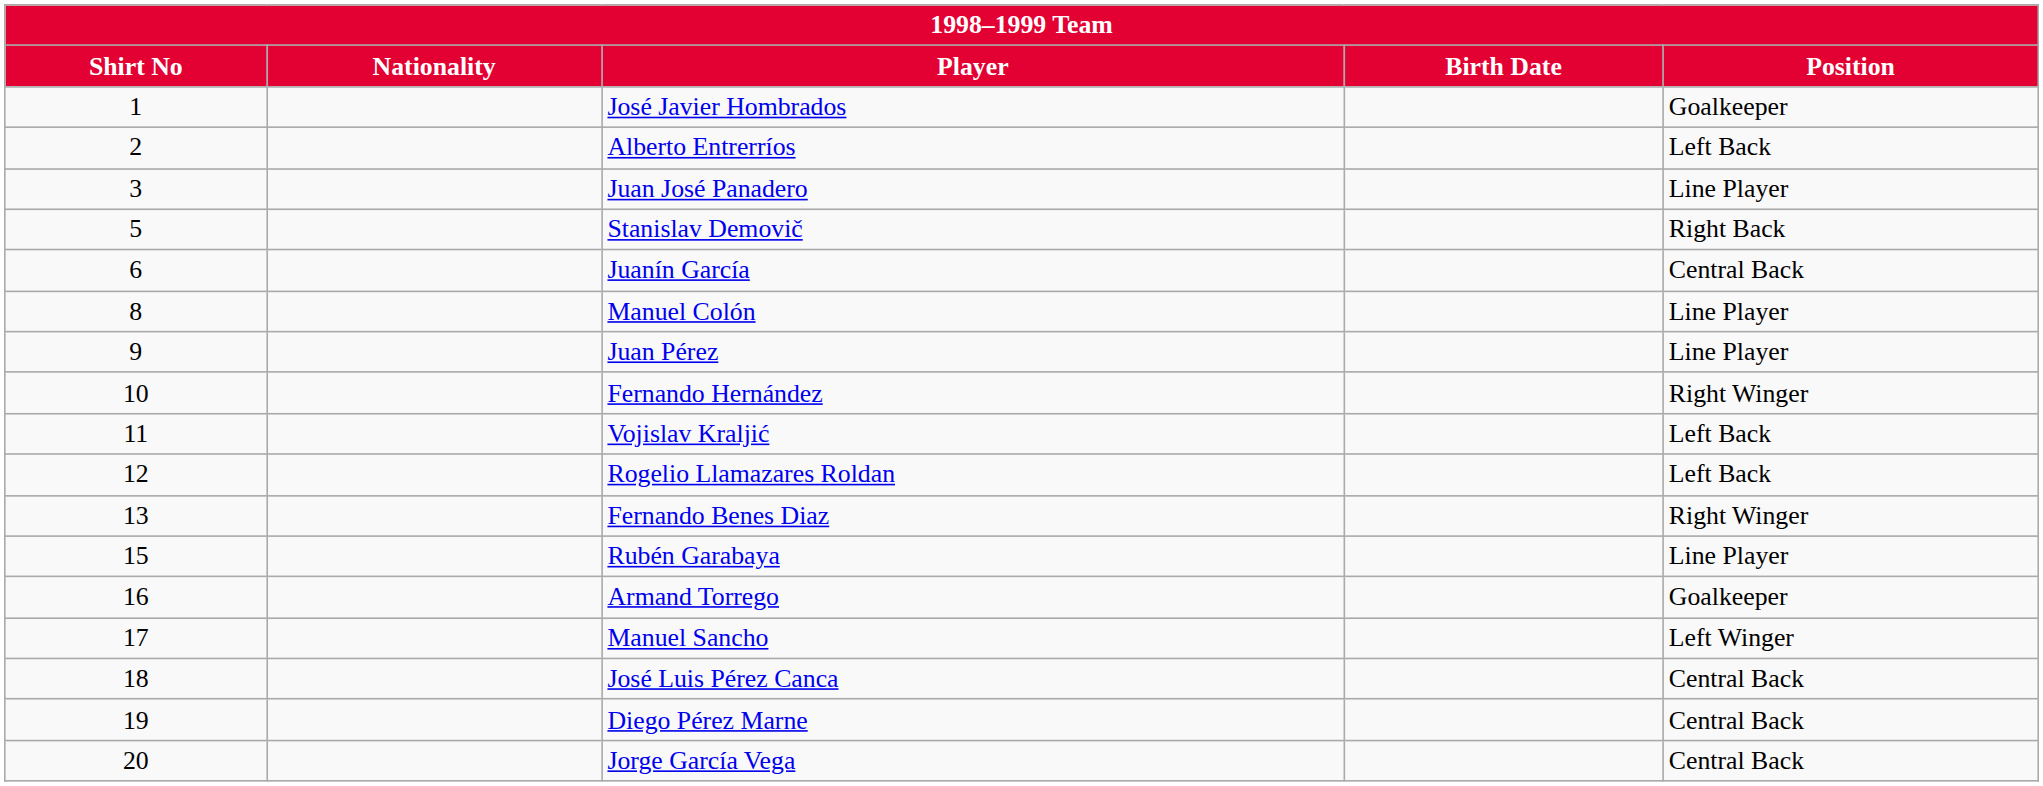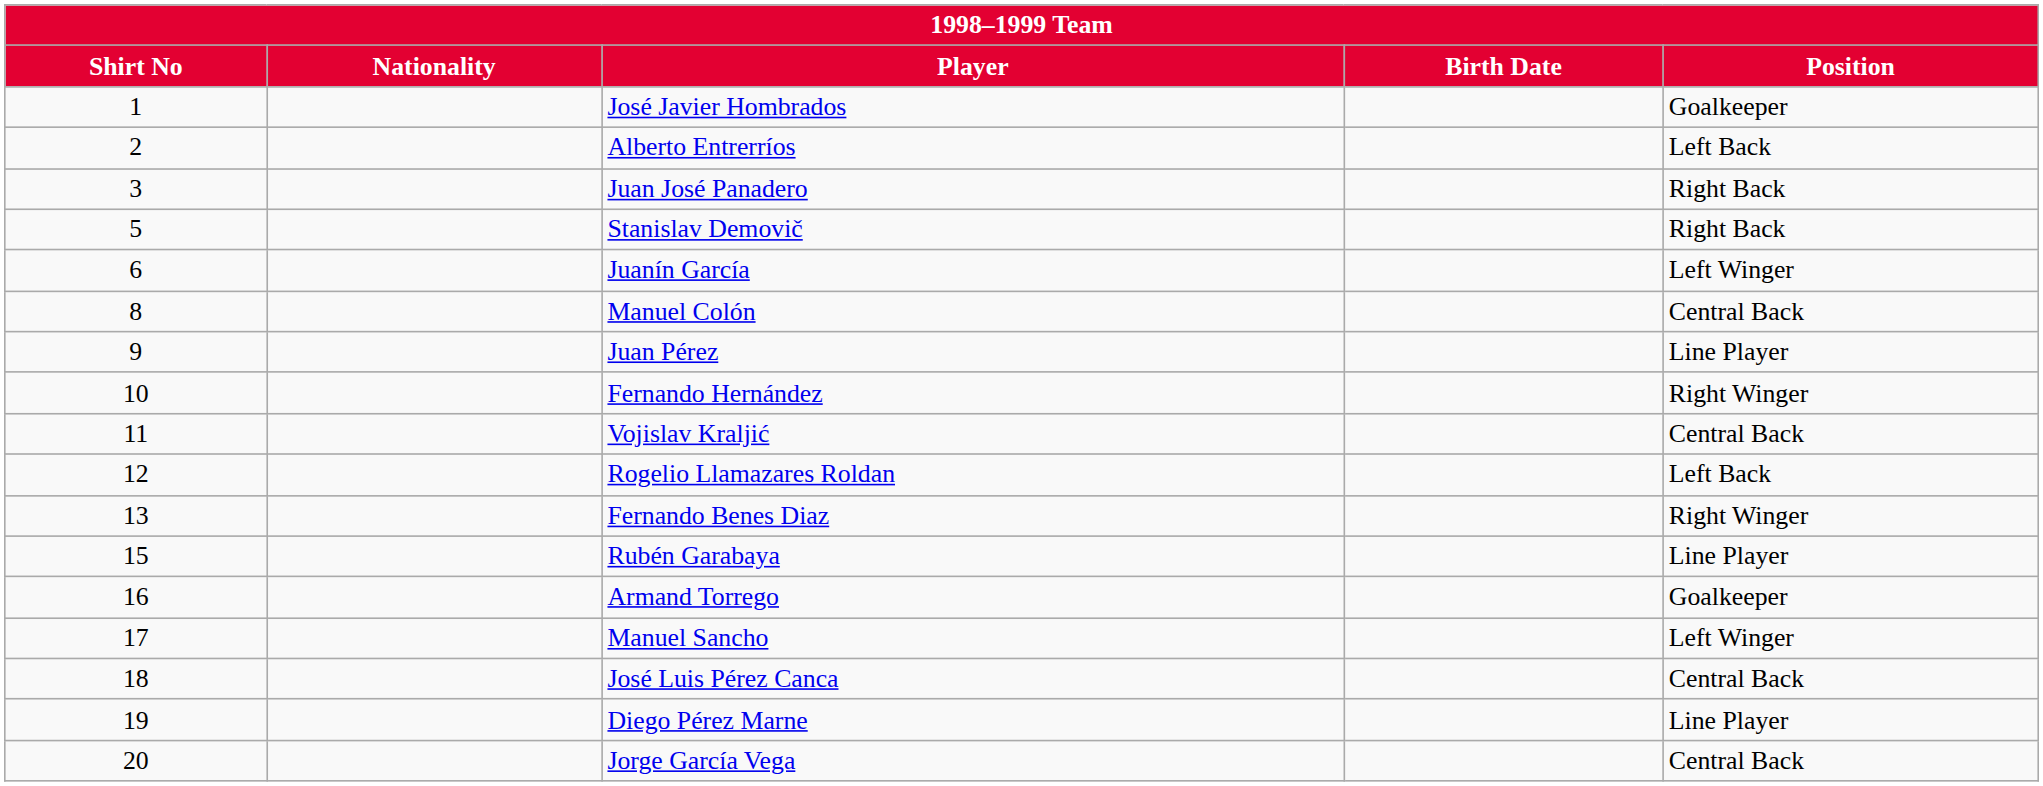(1729, 188) Line Player -> (1727, 188) Right Back
(1736, 270) Central Back -> (1731, 270) Left Winger
(1729, 310) Line Player -> (1736, 310) Central Back
(1720, 433) Left Back -> (1736, 433) Central Back
(1736, 719) Central Back -> (1729, 719) Line Player
